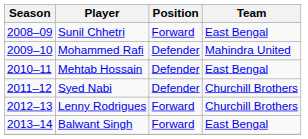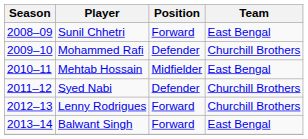(248, 50) Mahindra United -> (254, 50) Churchill Brothers
(176, 69) Defender -> (177, 69) Midfielder
